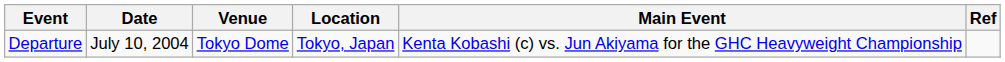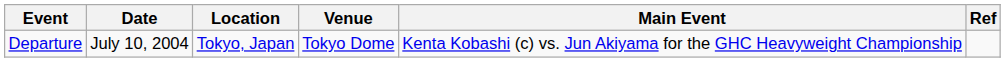columns swapped: (346, 17) <-> (243, 17)
